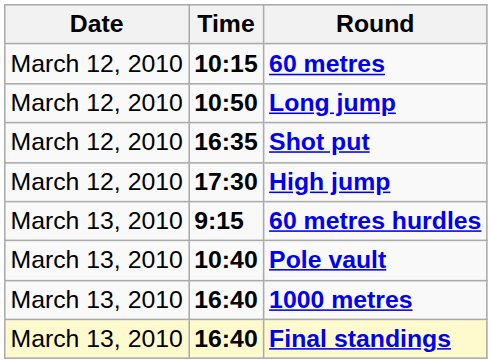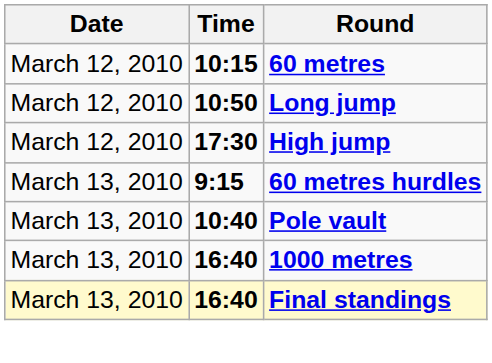- row: (319, 142)
